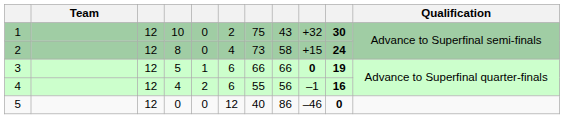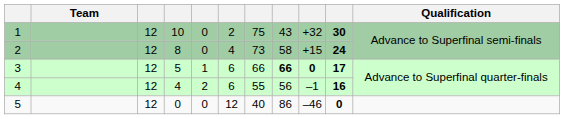(285, 68) normal -> (285, 68) bold
(339, 68) 19 -> (339, 68) 17
